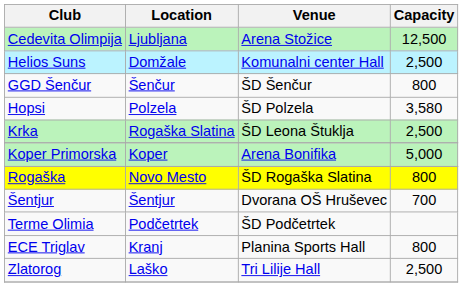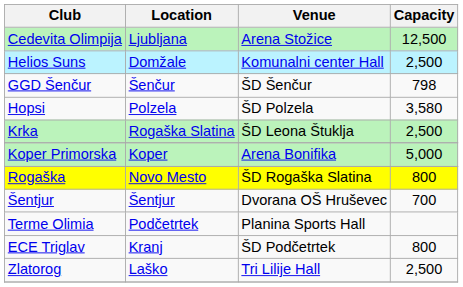(424, 85) 800 -> (424, 85) 798
(288, 223) ŠD Podčetrtek -> (303, 223) Planina Sports Hall
(303, 246) Planina Sports Hall -> (288, 246) ŠD Podčetrtek
